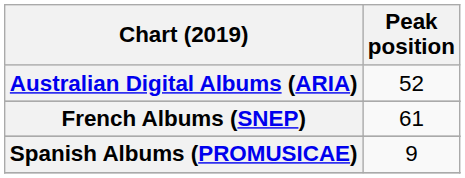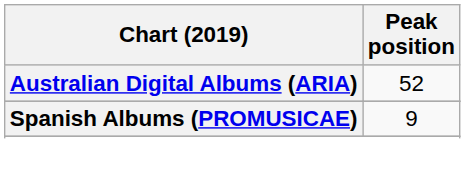- row: (184, 118)
